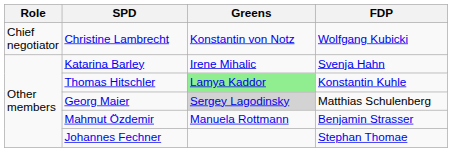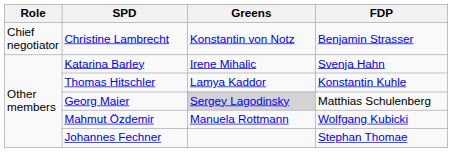(363, 38) Wolfgang Kubicki -> (366, 38) Benjamin Strasser
(228, 82) lightgreen background -> (228, 82) no background
(366, 119) Benjamin Strasser -> (363, 119) Wolfgang Kubicki
